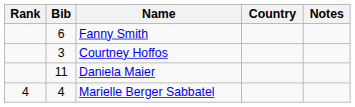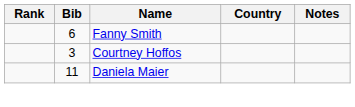- row: (147, 92)
